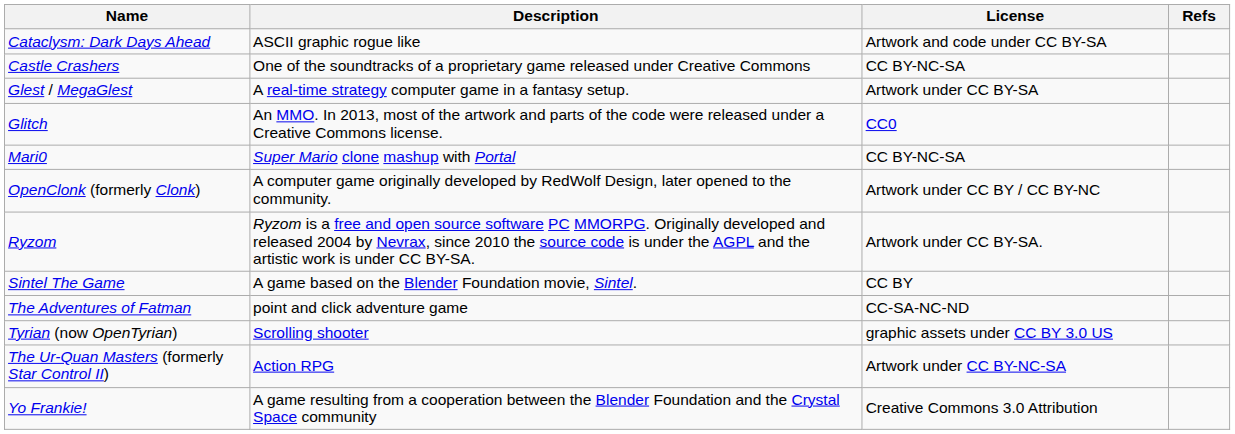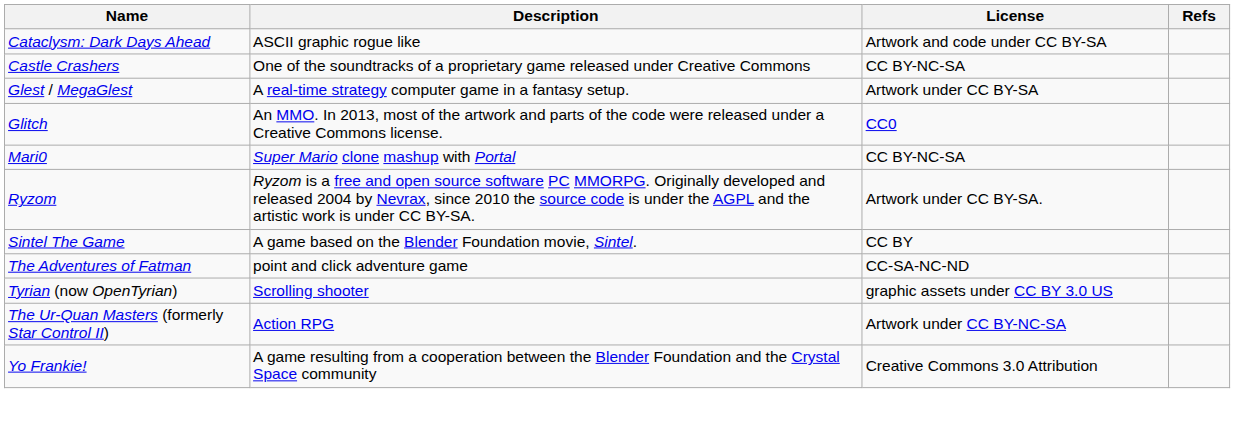- row: (104, 190)
